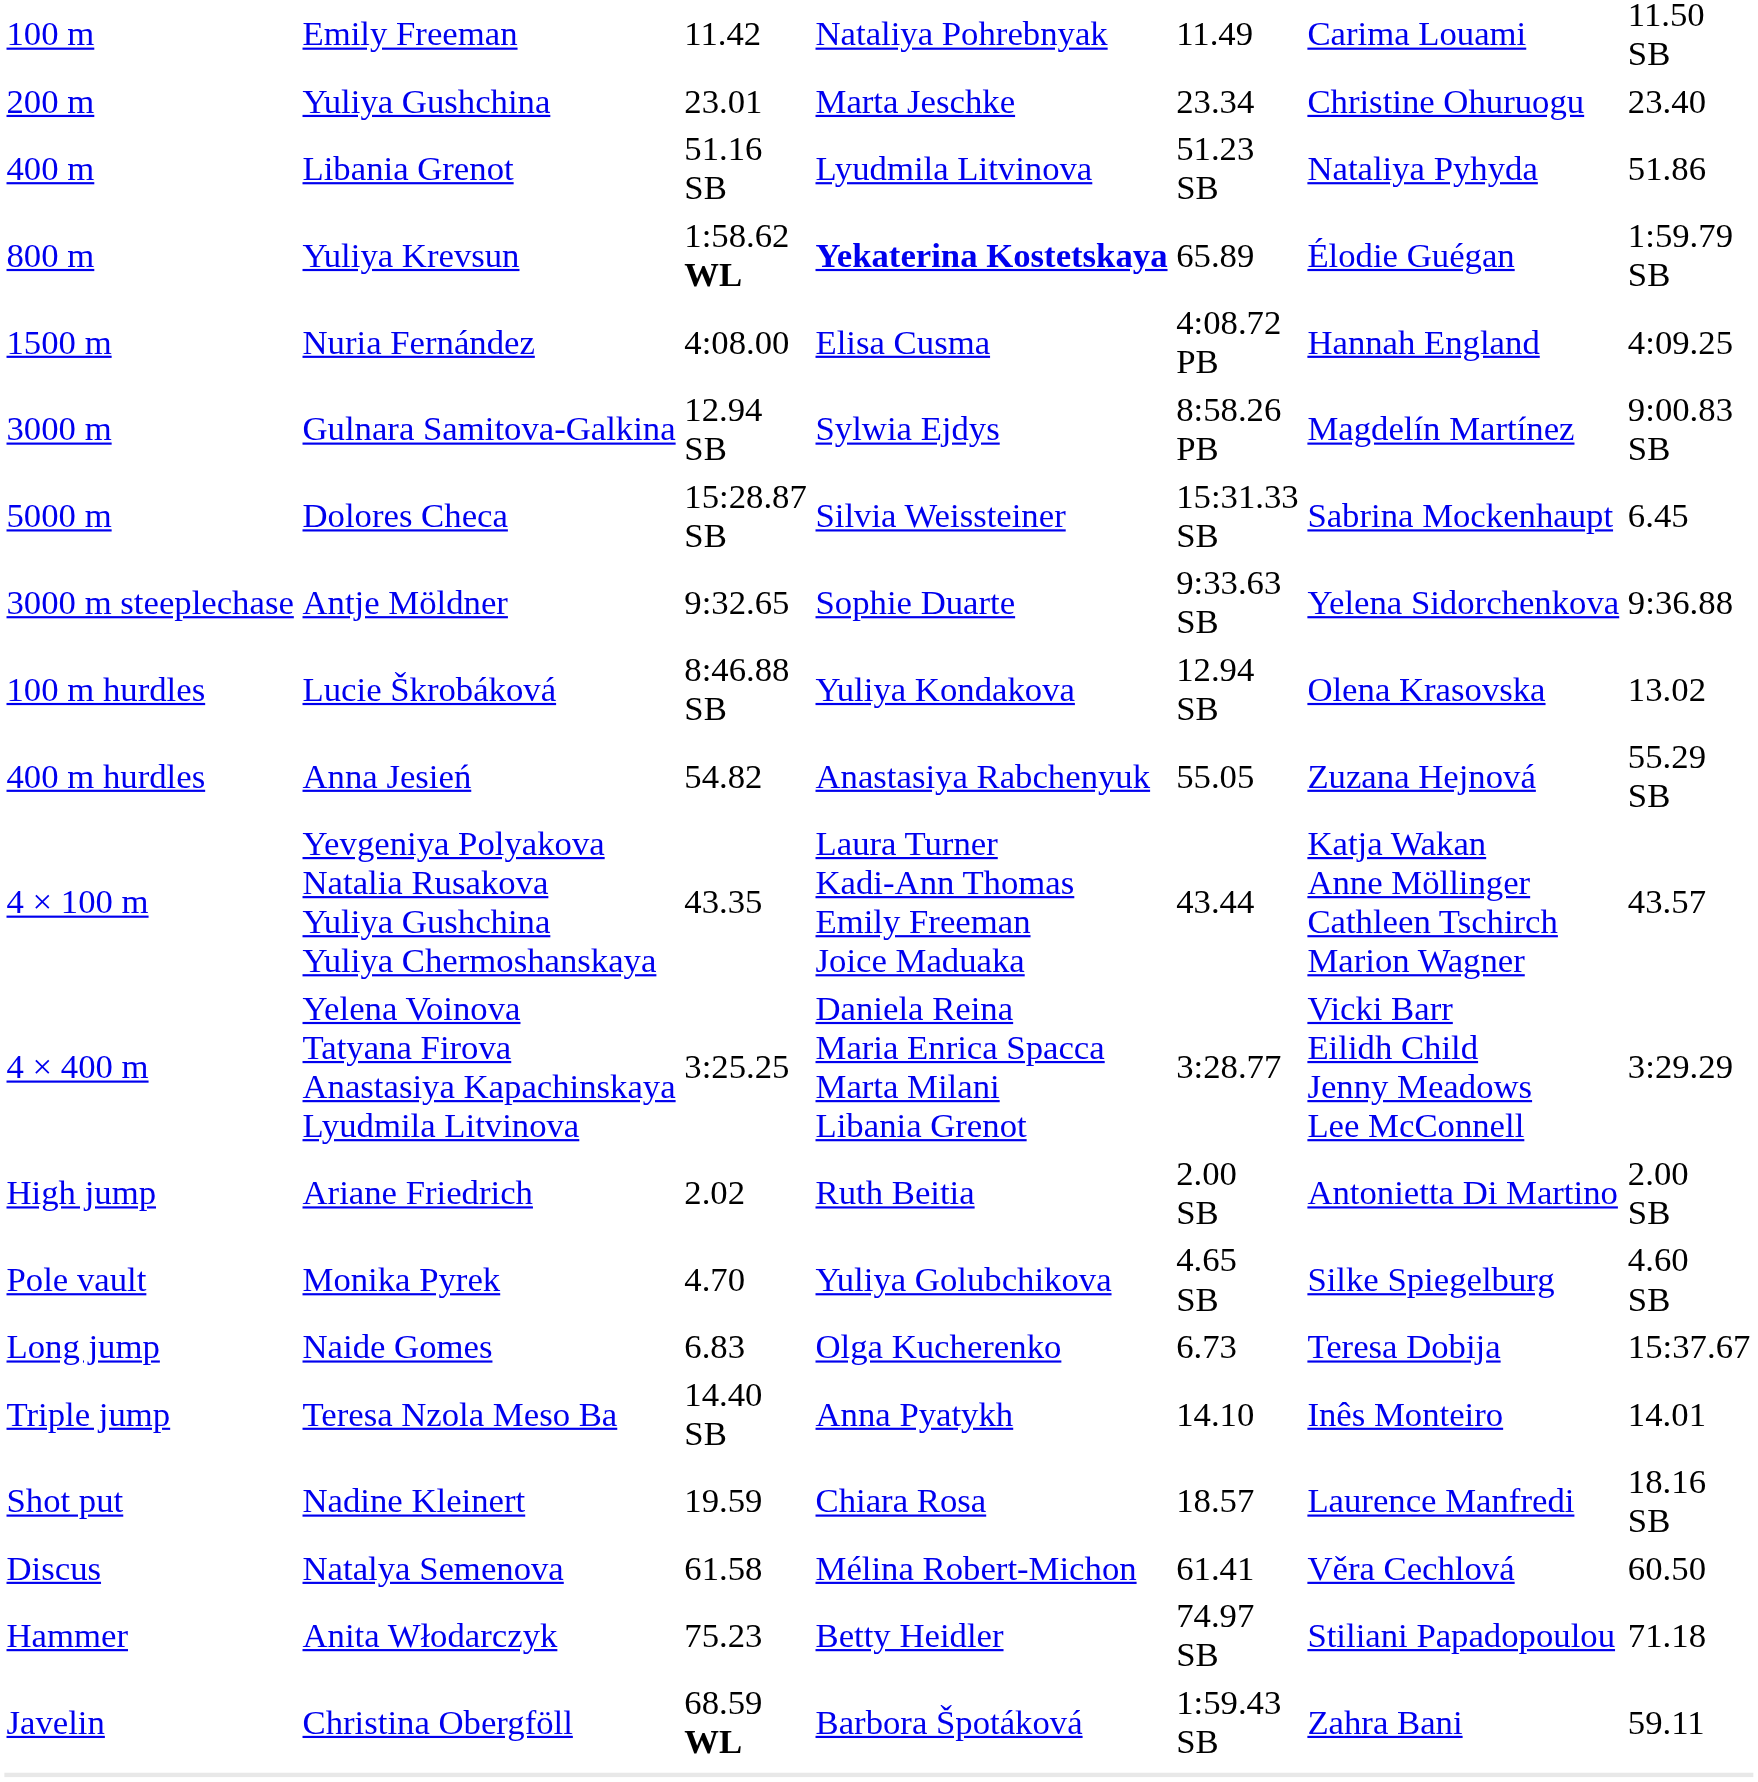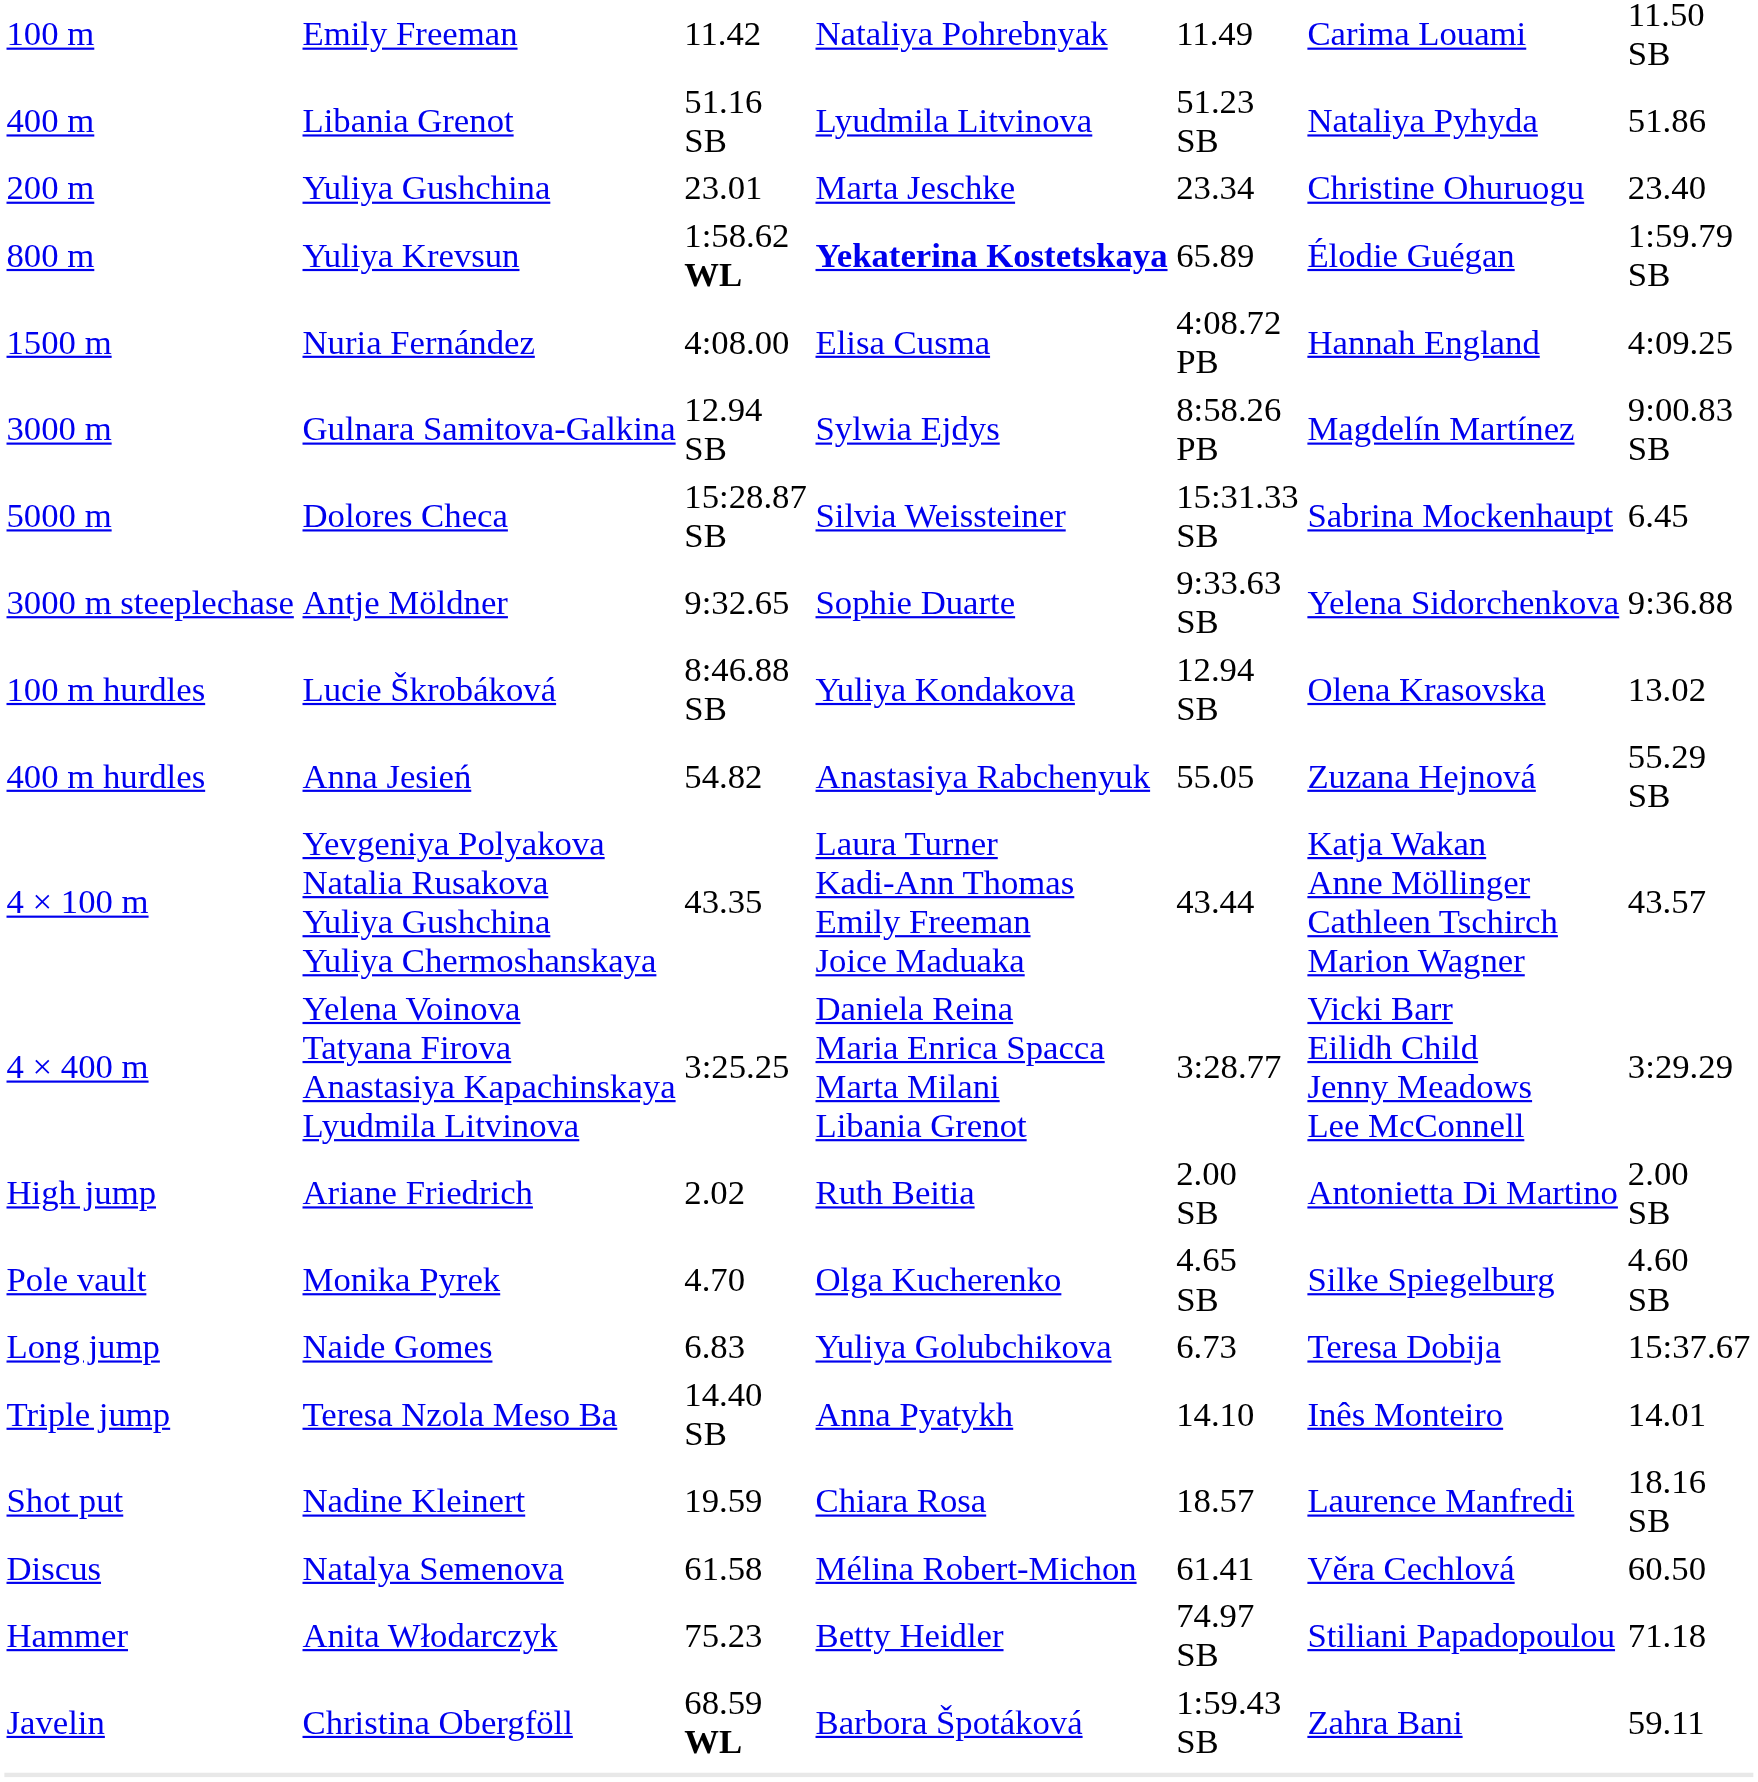rows swapped: (50, 101) <-> (50, 168)
(964, 1279) Yuliya Golubchikova -> (938, 1279) Olga Kucherenko
(938, 1346) Olga Kucherenko -> (964, 1346) Yuliya Golubchikova
